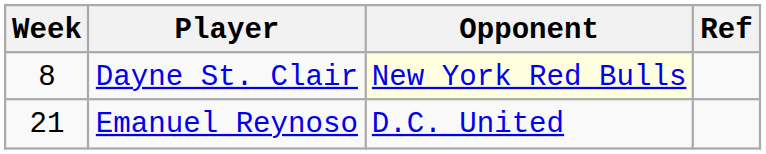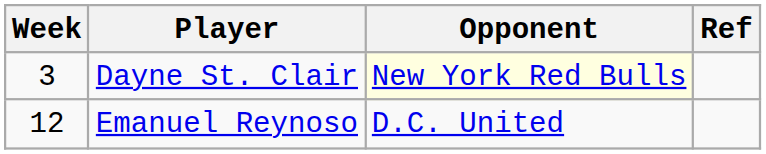(47, 76) 8 -> (47, 76) 3
(47, 124) 21 -> (47, 124) 12
